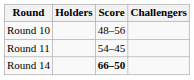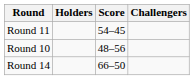rows swapped: (29, 30) <-> (28, 48)
(112, 65) bold -> (112, 65) normal
